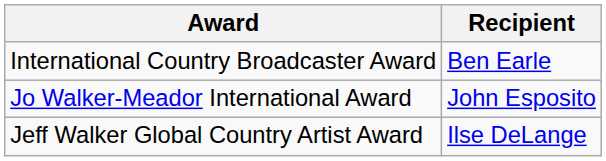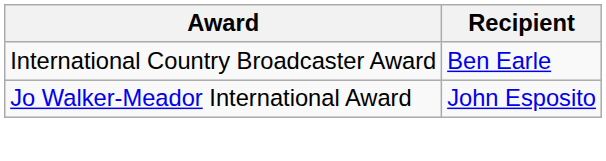- row: (217, 135)
